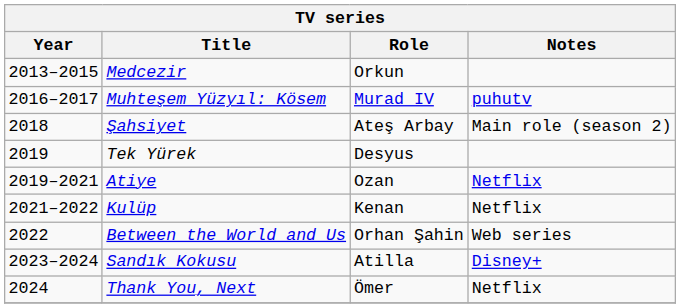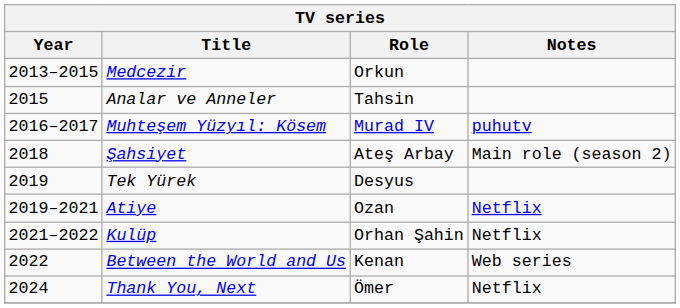+ row: (191, 100)
(379, 208) Kenan -> (409, 235) Orhan Şahin
(409, 235) Orhan Şahin -> (379, 262) Kenan
- row: (171, 262)
